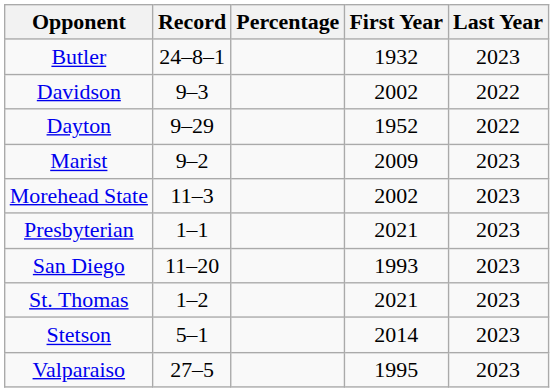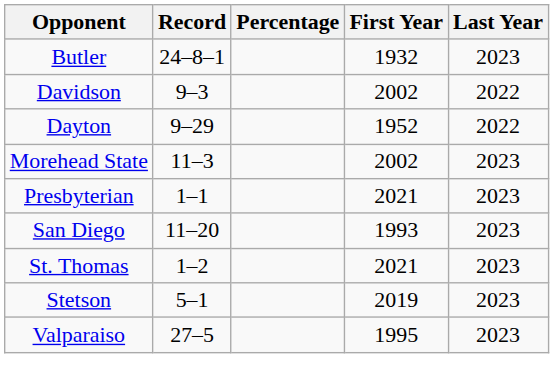- row: (79, 160)
(396, 334) 2014 -> (396, 299) 2019
